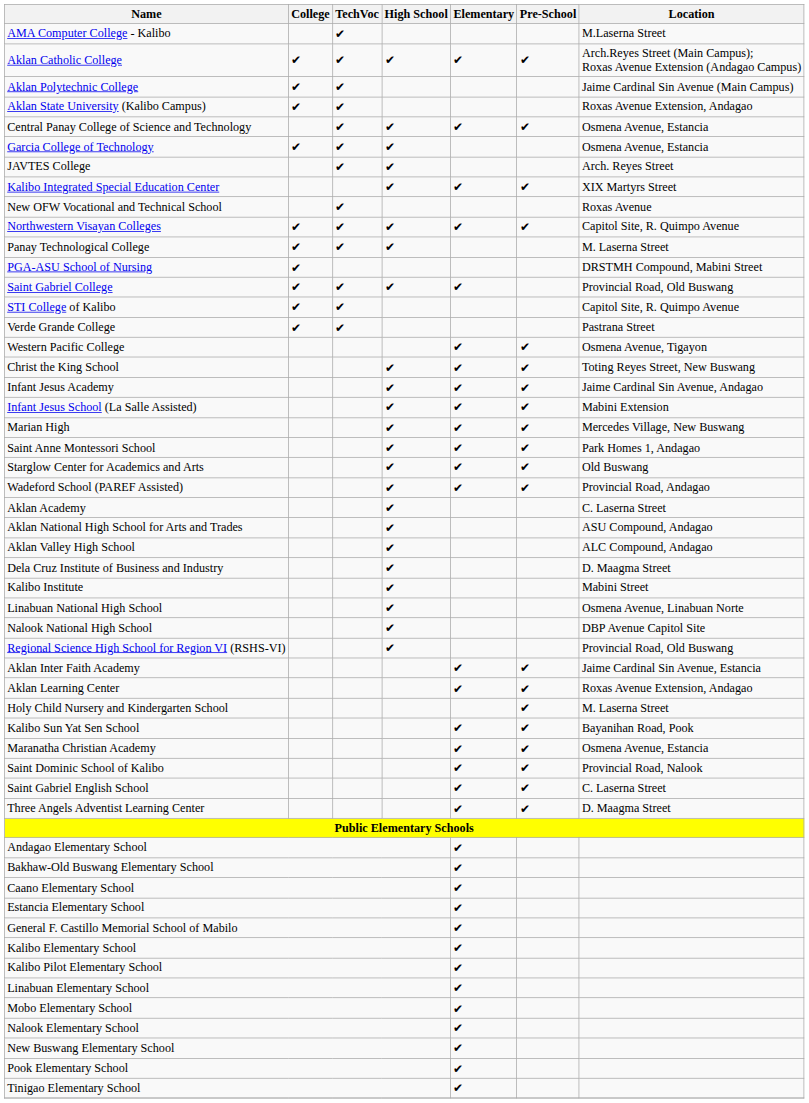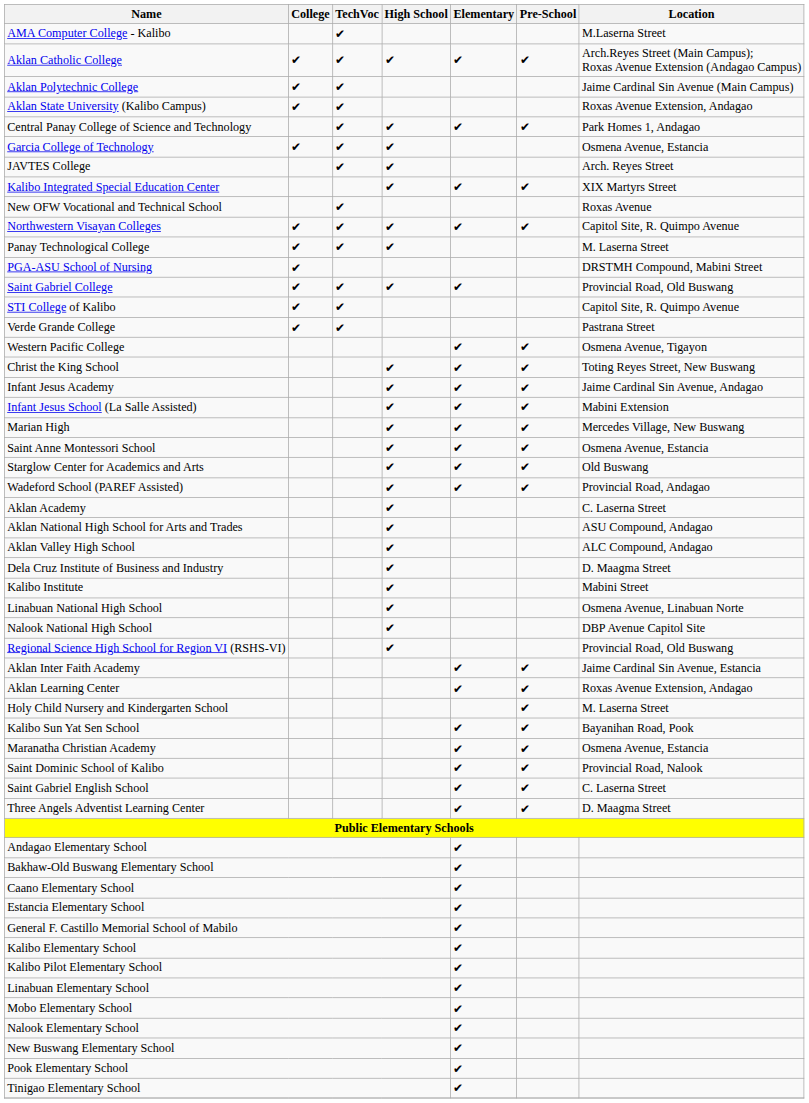(645, 126) Osmena Avenue, Estancia -> (641, 126) Park Homes 1, Andagao
(641, 447) Park Homes 1, Andagao -> (645, 447) Osmena Avenue, Estancia
